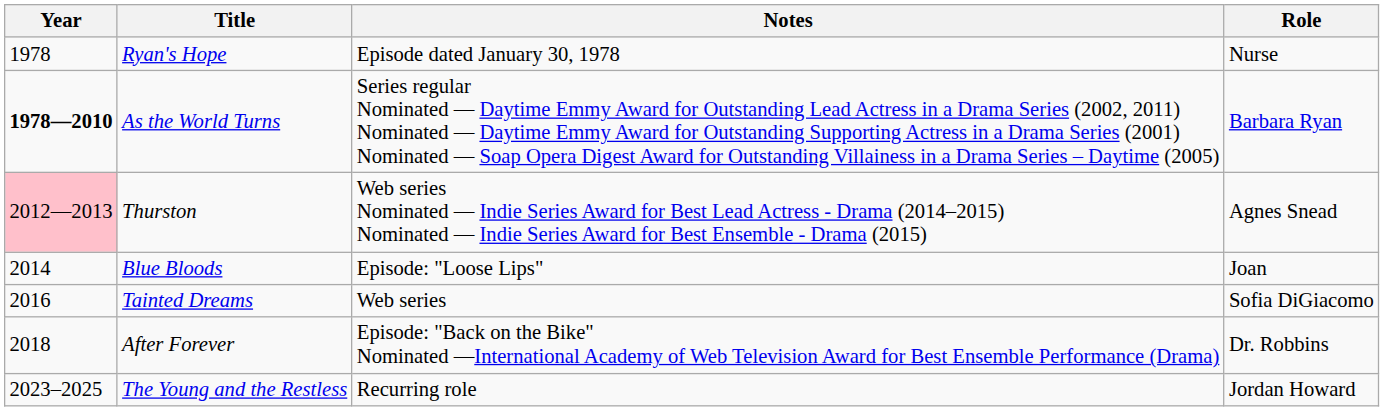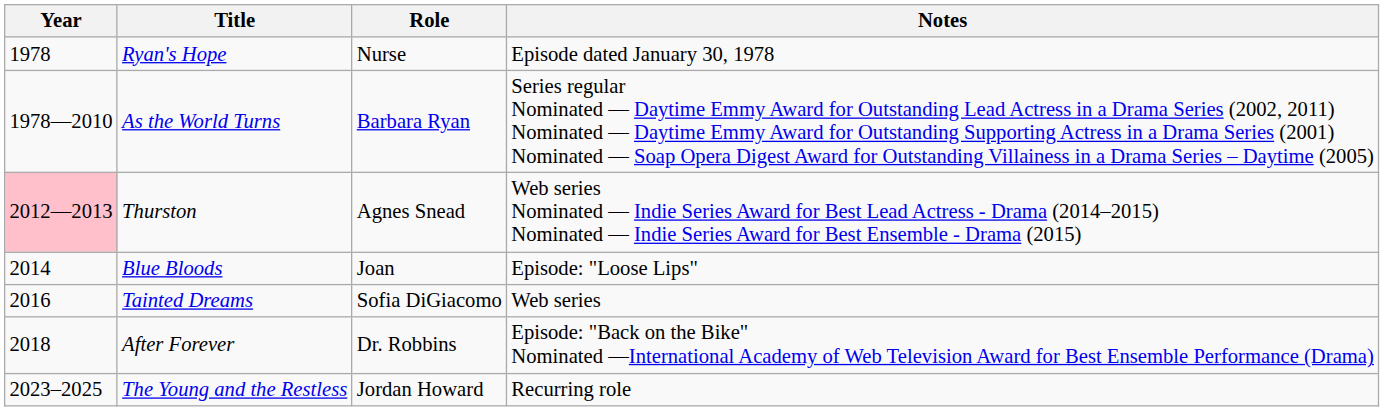columns swapped: (1301, 20) <-> (788, 20)
(61, 121) bold -> (61, 121) normal
